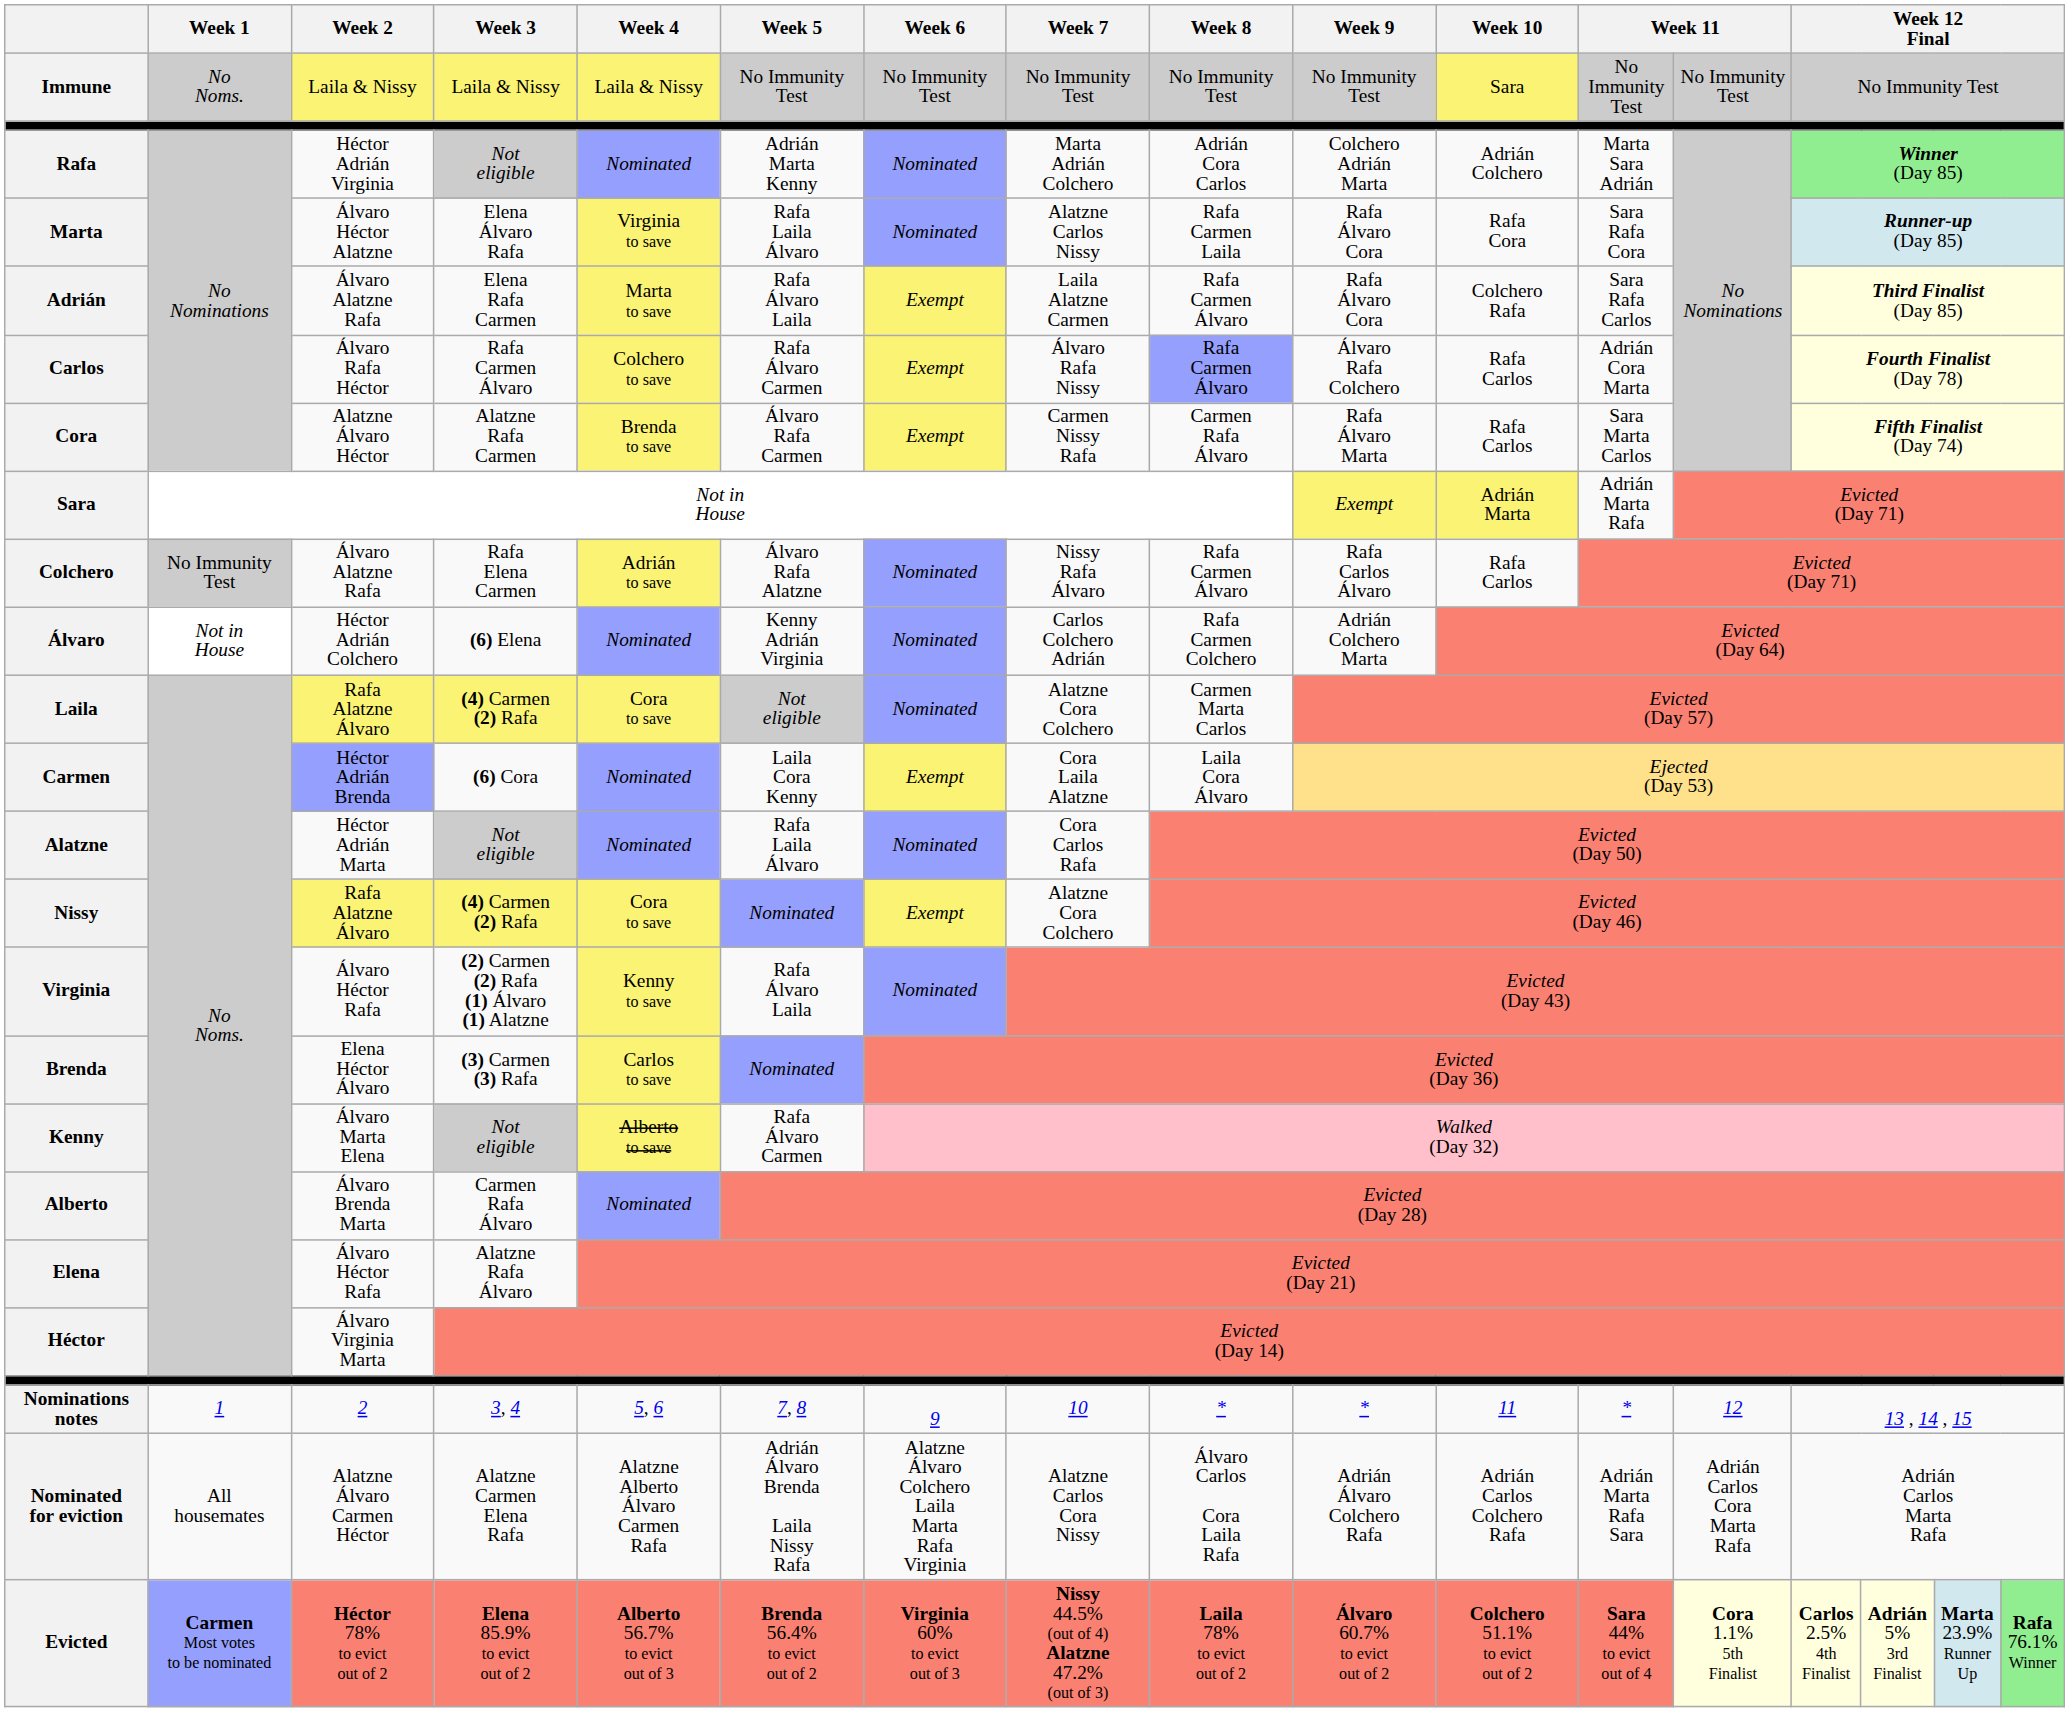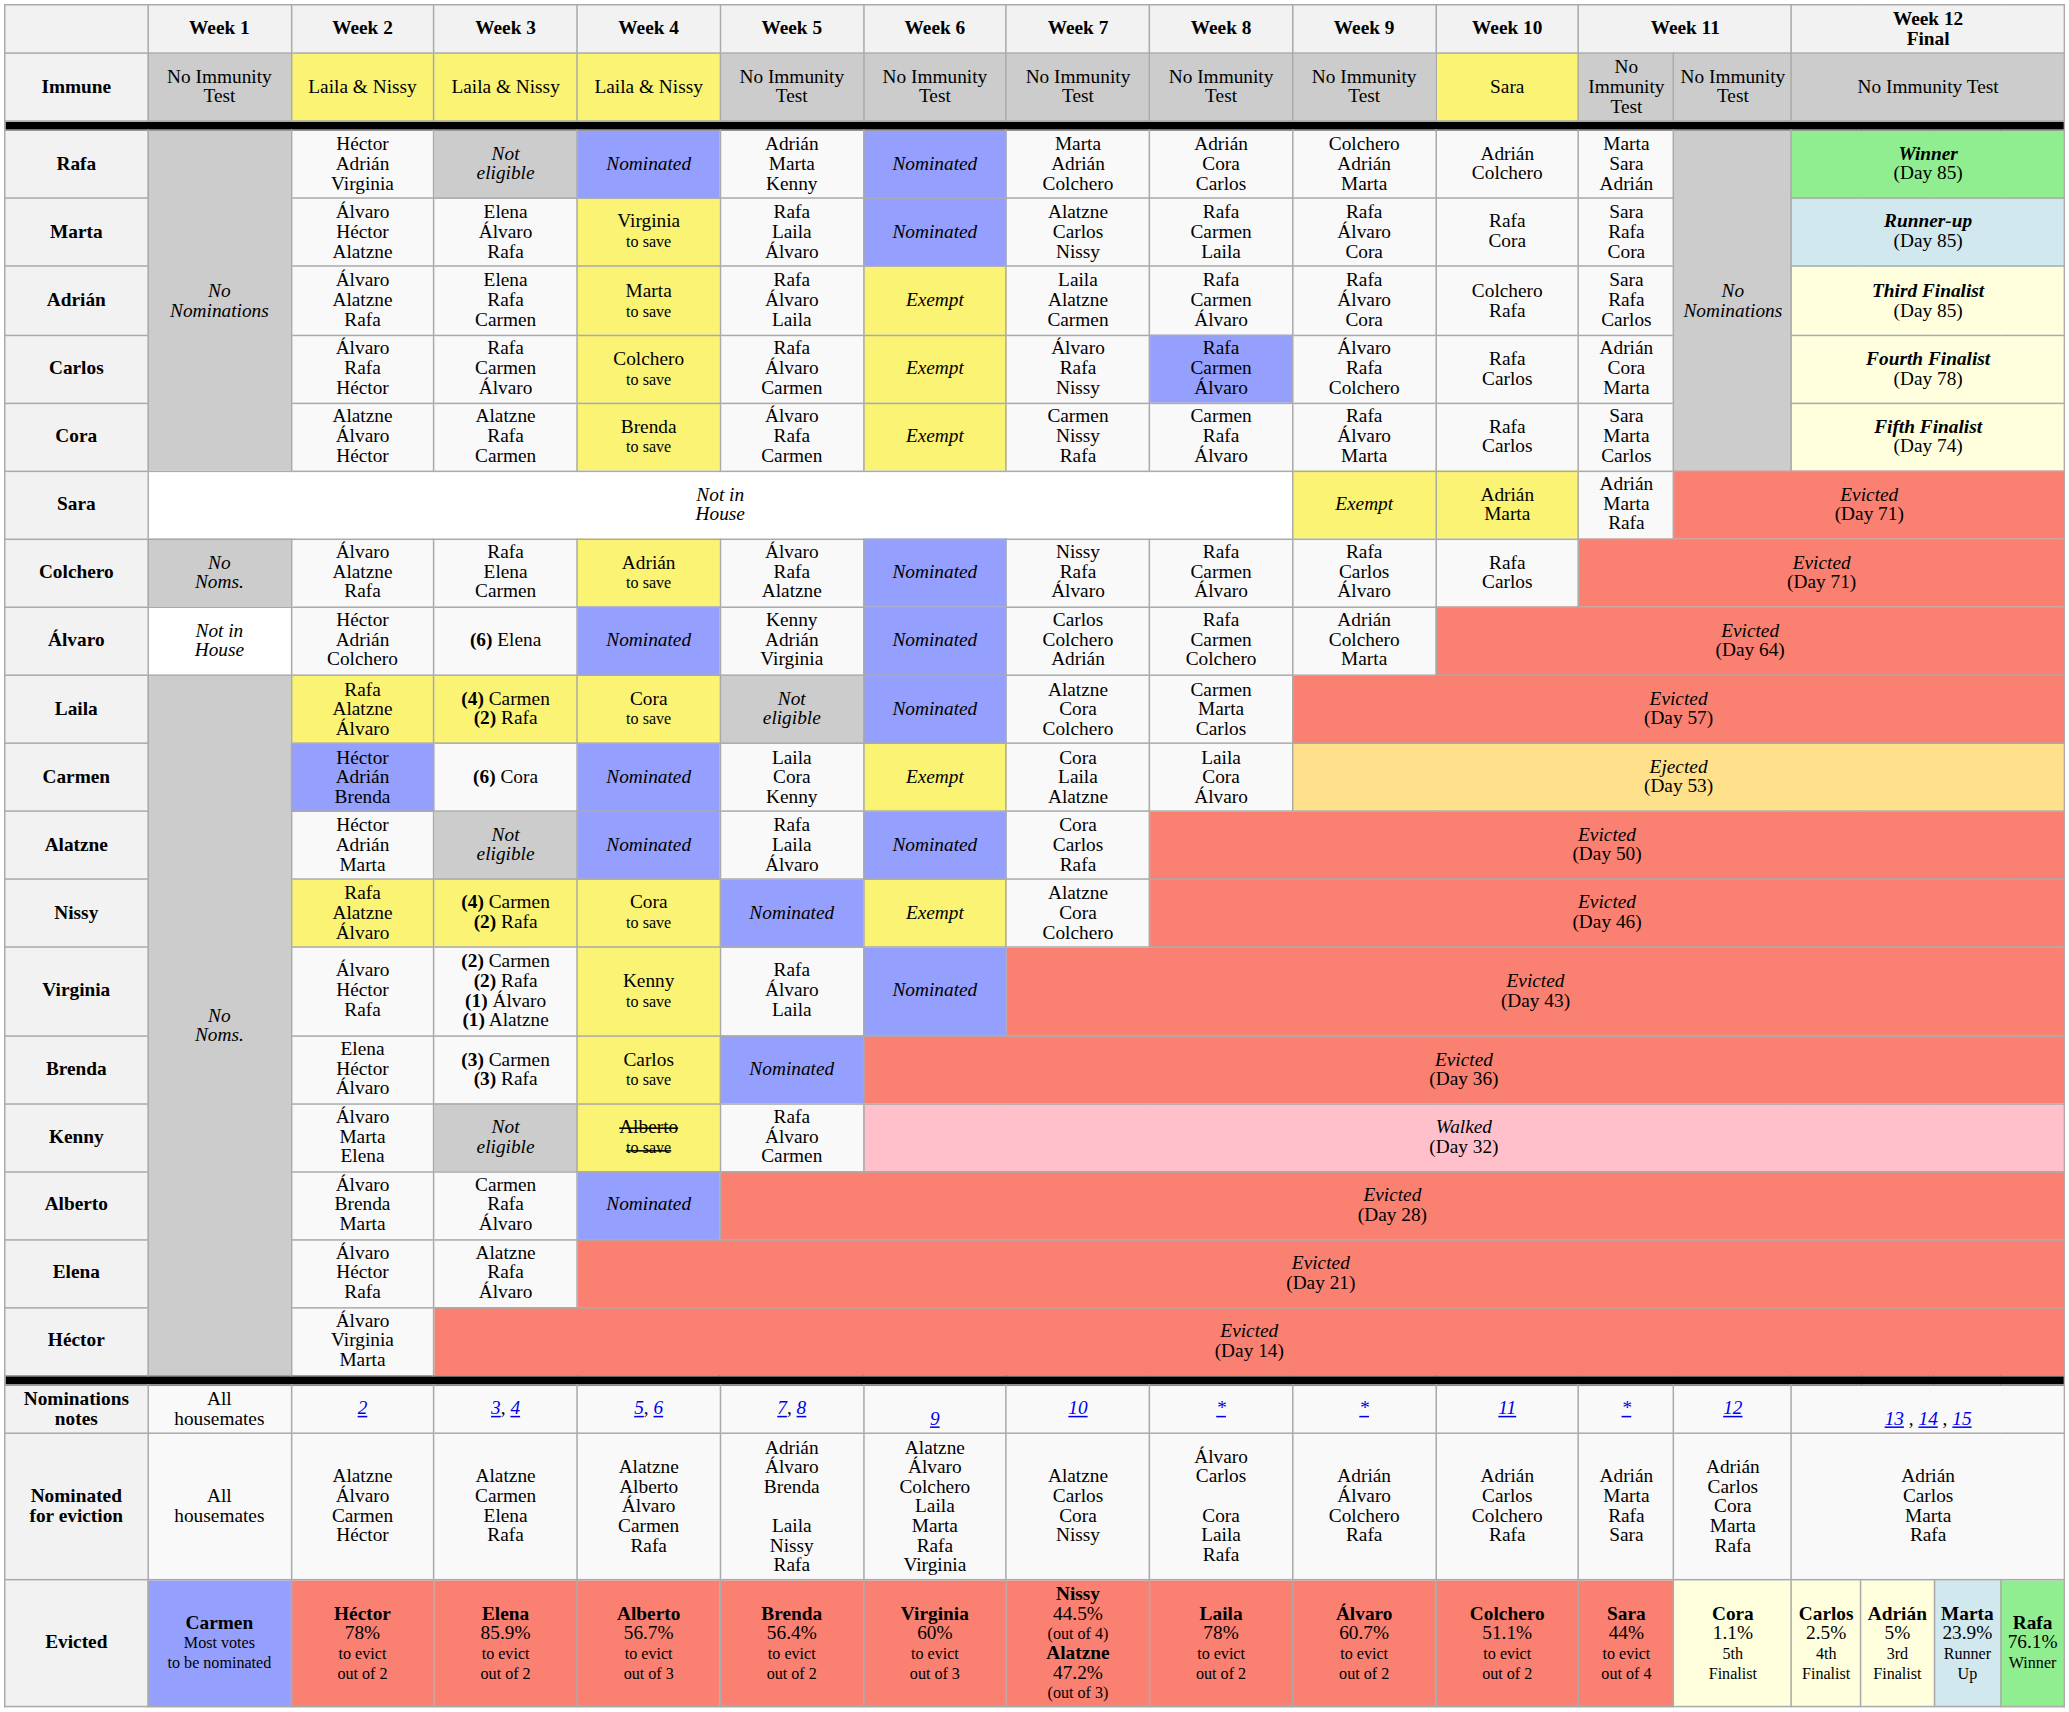(219, 86) No Noms. -> (219, 86) No Immunity Test
(219, 572) No Immunity Test -> (219, 572) No Noms.
(219, 1408) 1 -> (219, 1408) All housemates
